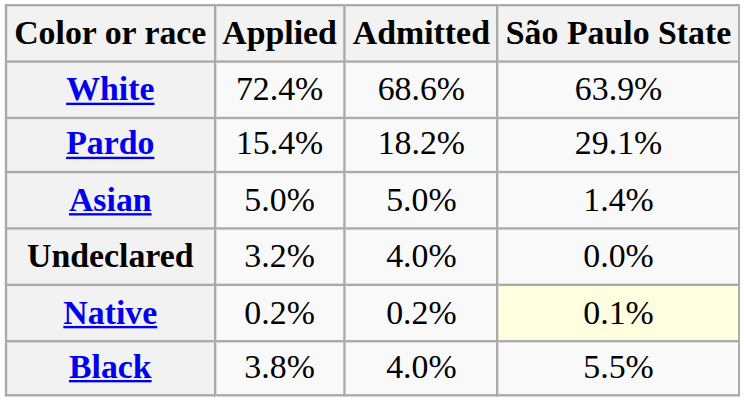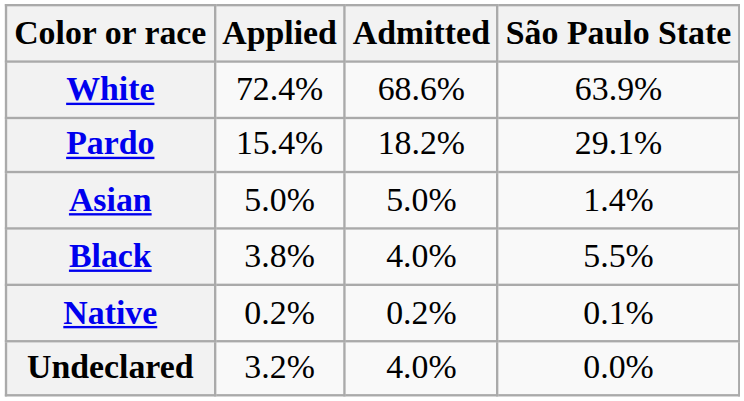rows swapped: (110, 367) <-> (110, 255)
(619, 311) lightyellow background -> (619, 311) no background
